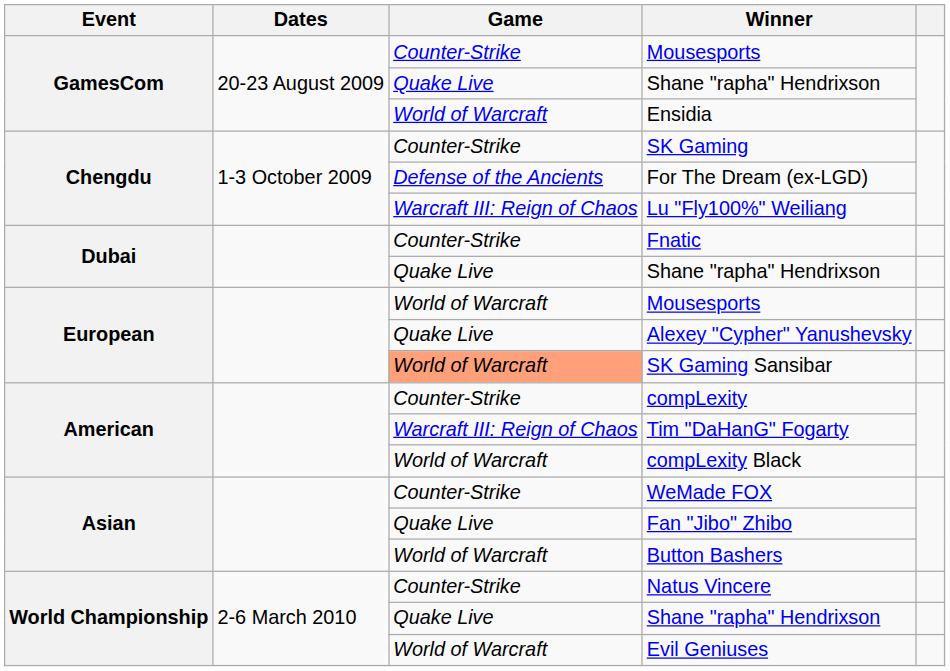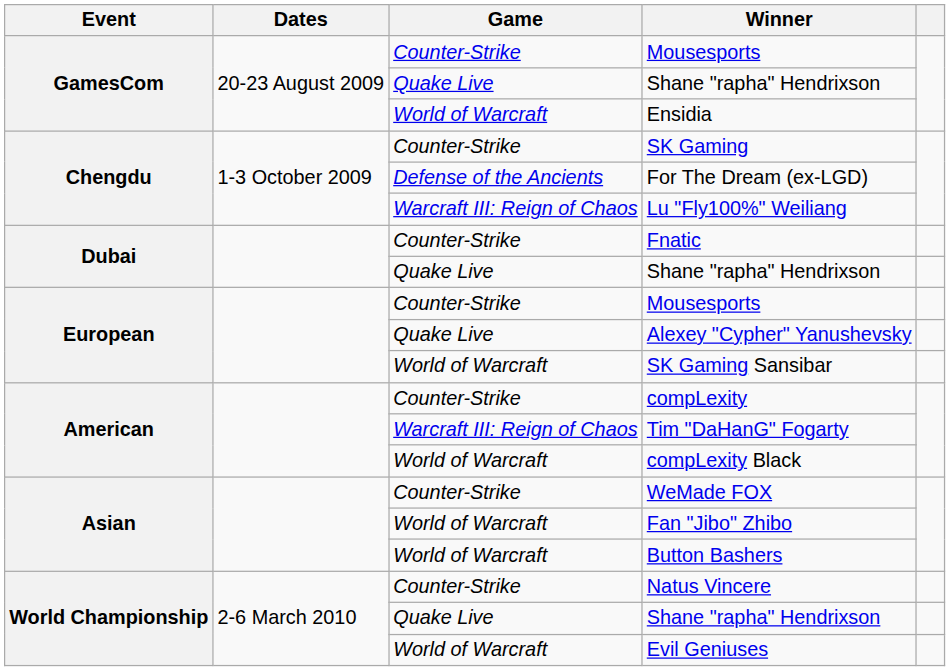(470, 303) World of Warcraft -> (457, 303) Counter-Strike
(470, 366) lightsalmon background -> (470, 366) no background
(443, 523) Quake Live -> (470, 523) World of Warcraft
